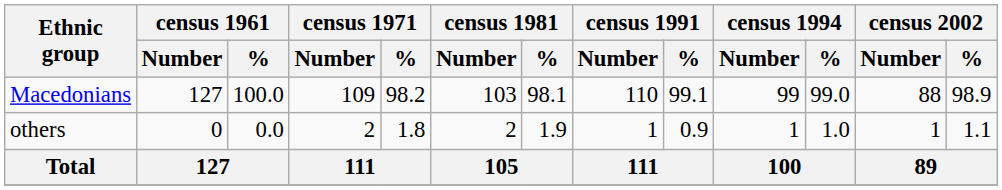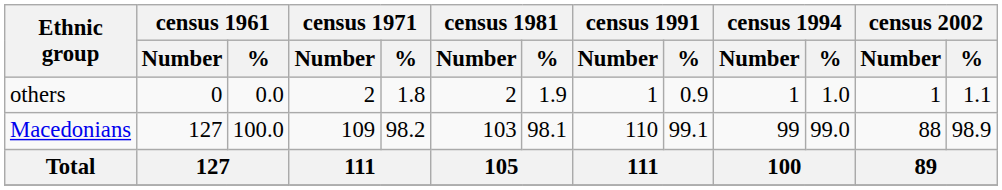rows swapped: (71, 94) <-> (38, 130)
